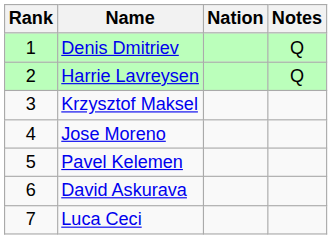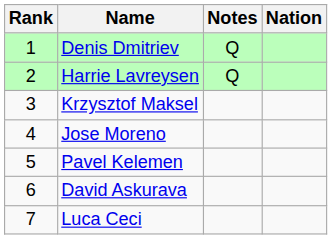columns swapped: (235, 18) <-> (297, 18)
